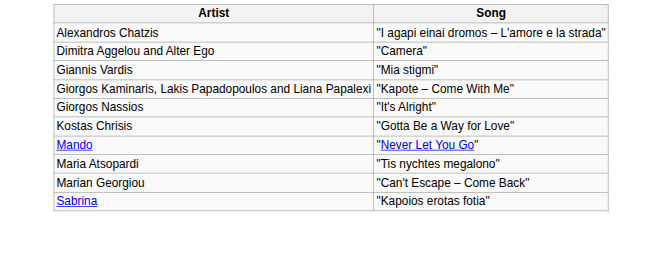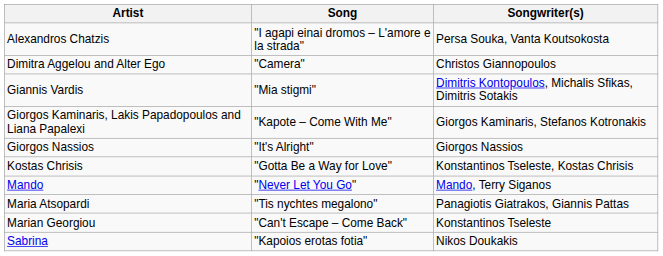+ column: (546, 13)
